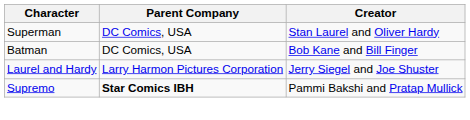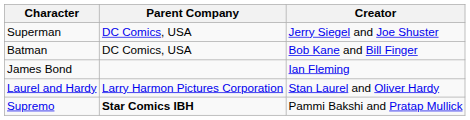(364, 32) Stan Laurel and Oliver Hardy -> (364, 32) Jerry Siegel and Joe Shuster
+ row: (40, 69)
(364, 69) Jerry Siegel and Joe Shuster -> (364, 87) Stan Laurel and Oliver Hardy
